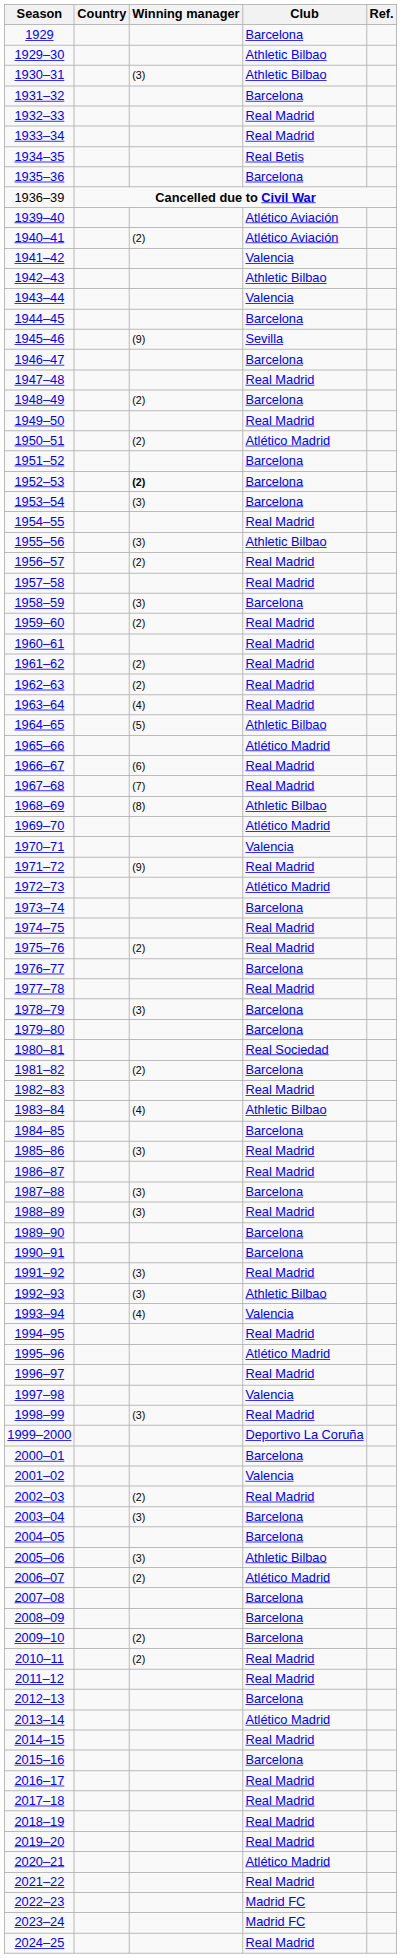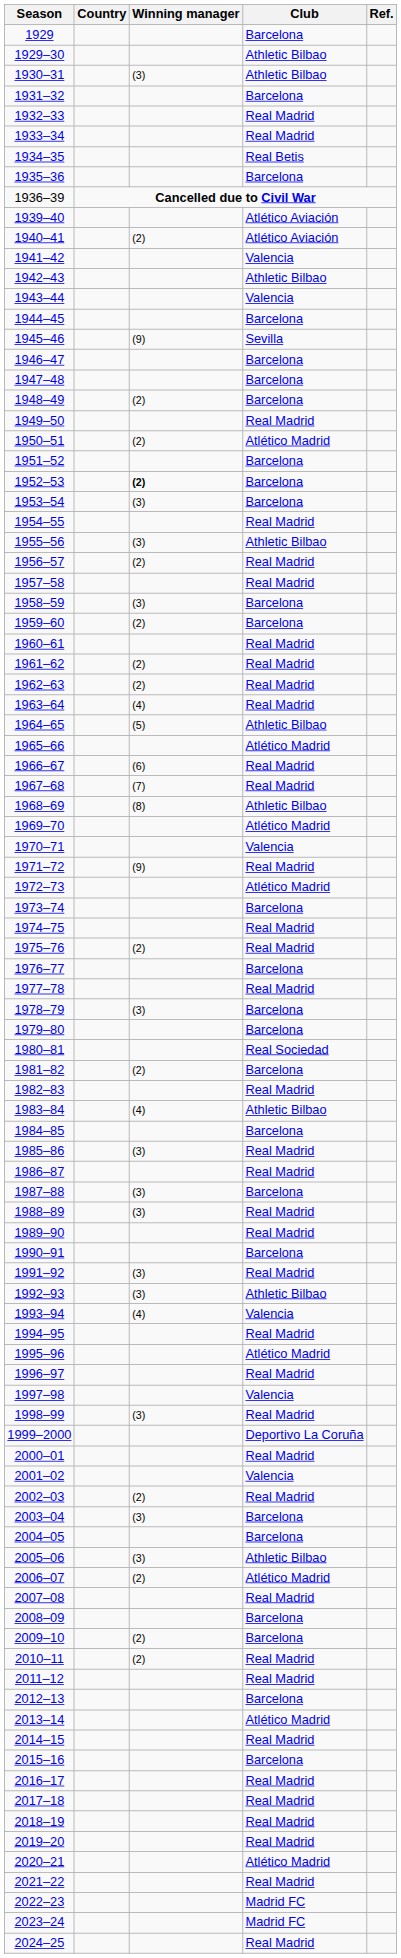(280, 380) Real Madrid -> (274, 380) Barcelona
(280, 623) Real Madrid -> (274, 623) Barcelona
(274, 1232) Barcelona -> (280, 1232) Real Madrid
(274, 1455) Barcelona -> (280, 1455) Real Madrid
(274, 1598) Barcelona -> (280, 1598) Real Madrid
